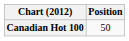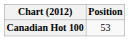(105, 28) 50 -> (105, 28) 53
